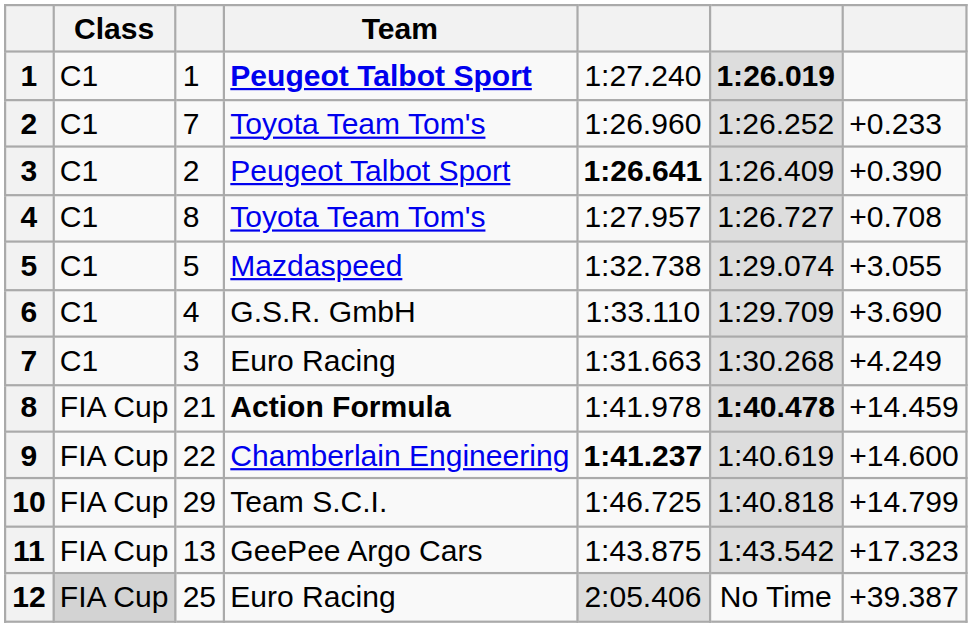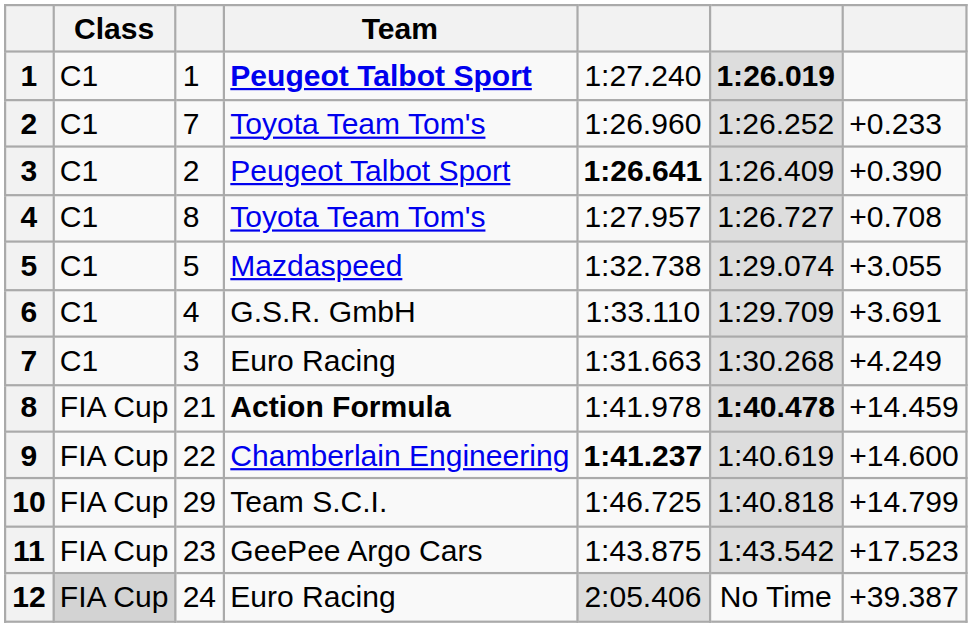(896, 313) +3.690 -> (896, 313) +3.691
(199, 550) 13 -> (199, 550) 23
(904, 550) +17.323 -> (904, 550) +17.523
(199, 597) 25 -> (199, 597) 24
